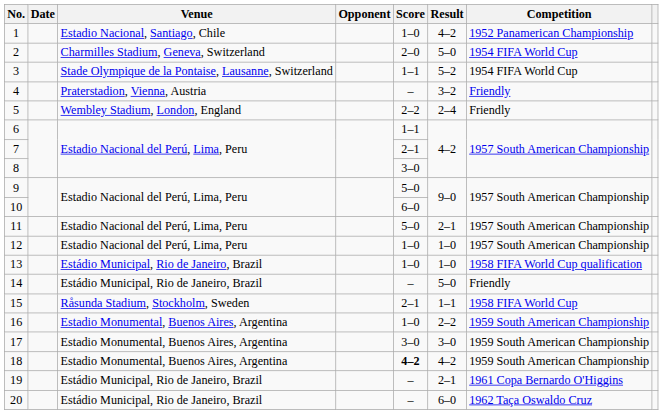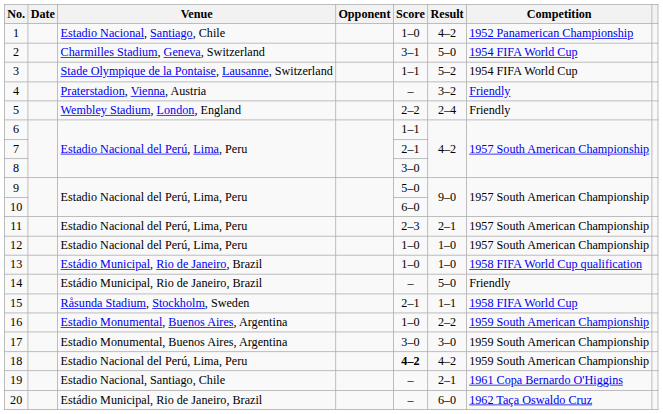(410, 52) 2–0 -> (410, 52) 3–1
(410, 226) 5–0 -> (410, 226) 2–3
(174, 361) Estadio Monumental, Buenos Aires, Argentina -> (154, 361) Estadio Nacional del Perú, Lima, Peru
(161, 380) Estádio Municipal, Rio de Janeiro, Brazil -> (143, 380) Estadio Nacional, Santiago, Chile
